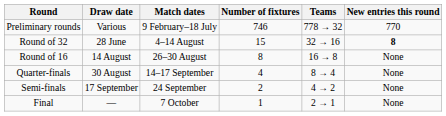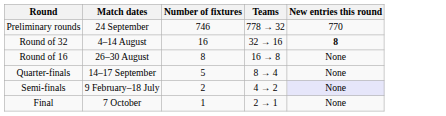- column: (111, 12)
(180, 27) 9 February–18 July -> (122, 27) 24 September
(260, 42) 15 -> (203, 42) 16
(260, 73) 4 -> (203, 73) 5
(180, 88) 24 September -> (122, 88) 9 February–18 July
(393, 88) no background -> (336, 88) lavender background
